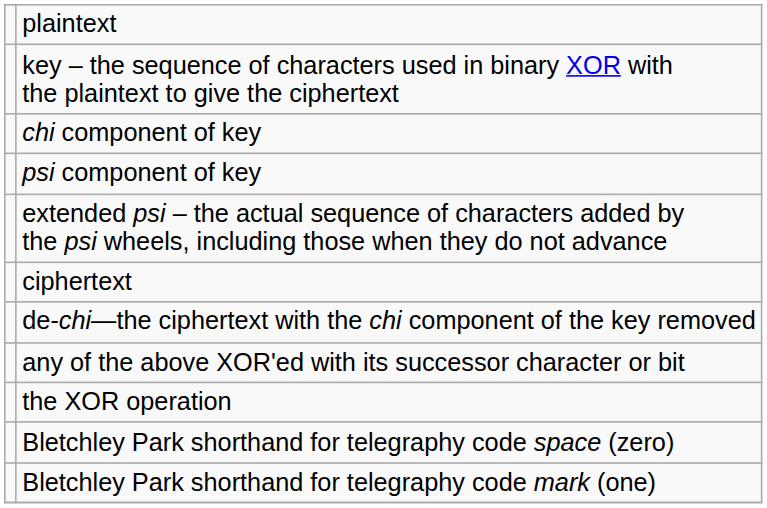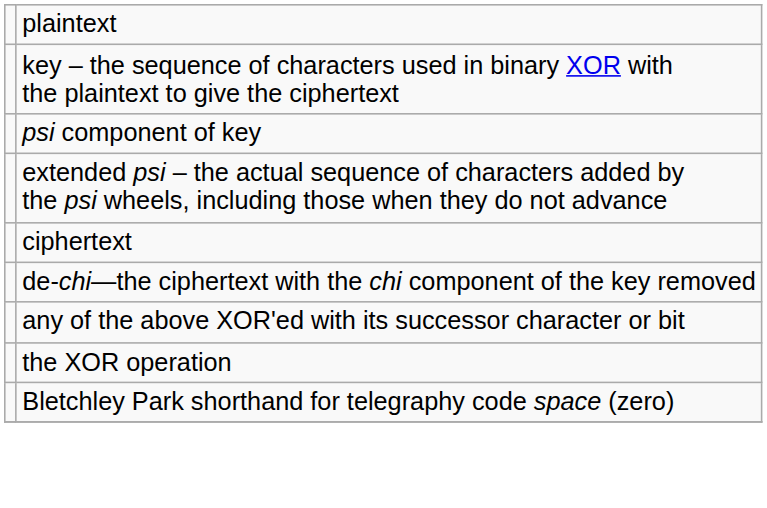- row: (142, 133)
- row: (339, 482)
